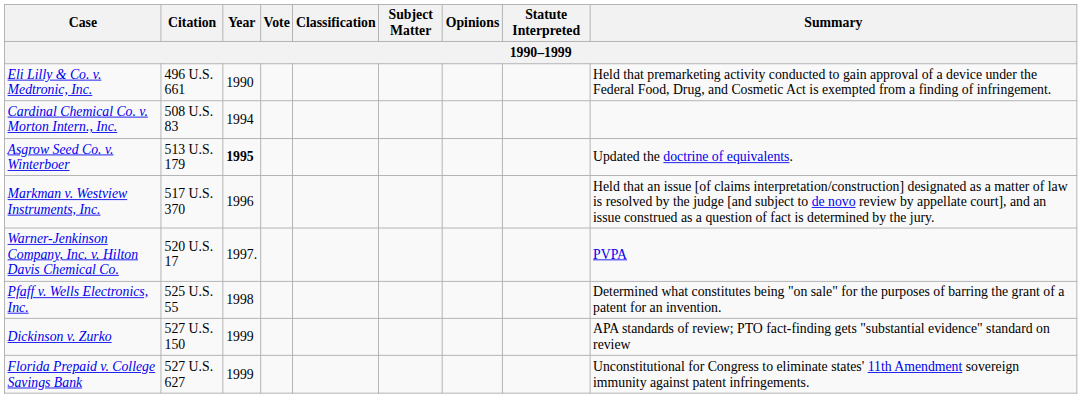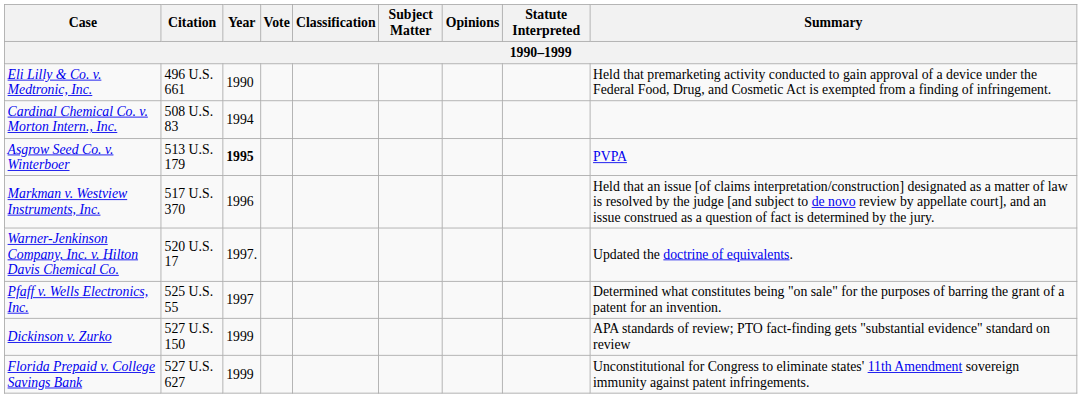(693, 156) Updated the doctrine of equivalents. -> (610, 156) PVPA
(610, 254) PVPA -> (693, 254) Updated the doctrine of equivalents.
(240, 299) 1998 -> (240, 299) 1997
